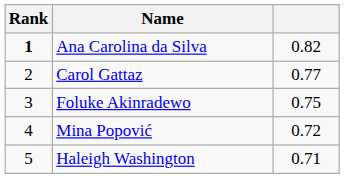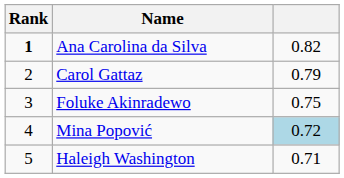(306, 74) 0.77 -> (306, 74) 0.79
(306, 130) no background -> (306, 130) lightblue background
